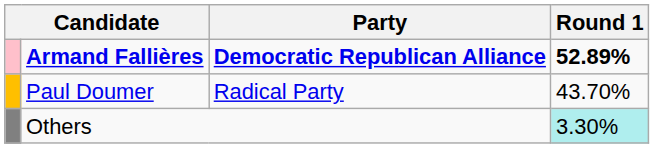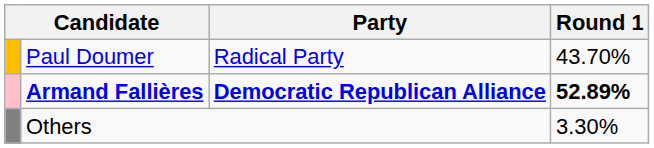rows swapped: (115, 57) <-> (90, 92)
(587, 126) paleturquoise background -> (587, 126) no background
